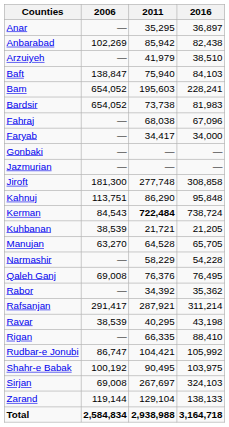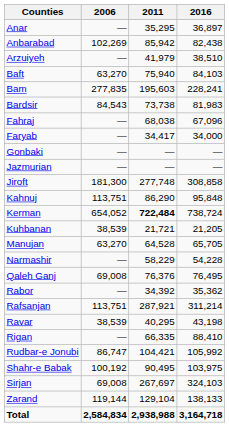(109, 74) 138,847 -> (112, 74) 63,270
(109, 89) 654,052 -> (109, 89) 277,835
(109, 105) 654,052 -> (112, 105) 84,543
(112, 213) 84,543 -> (109, 213) 654,052
(109, 306) 291,417 -> (109, 306) 113,751
